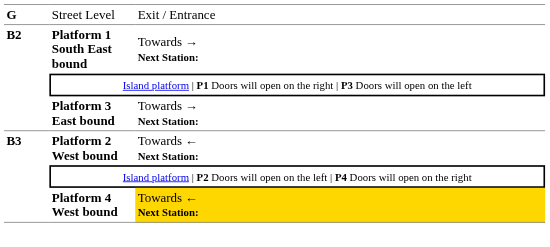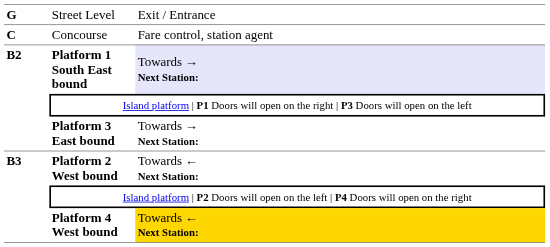+ row: (80, 34)
(168, 49) no background -> (168, 69) lavender background
